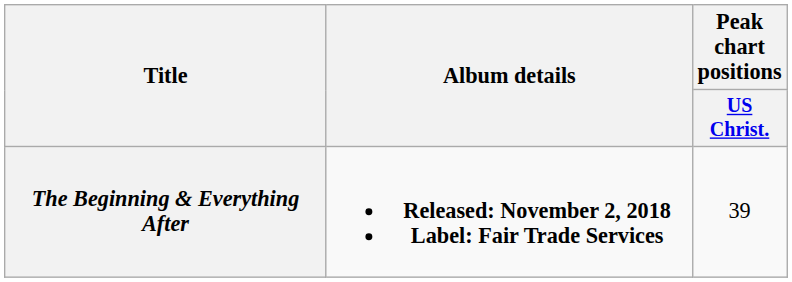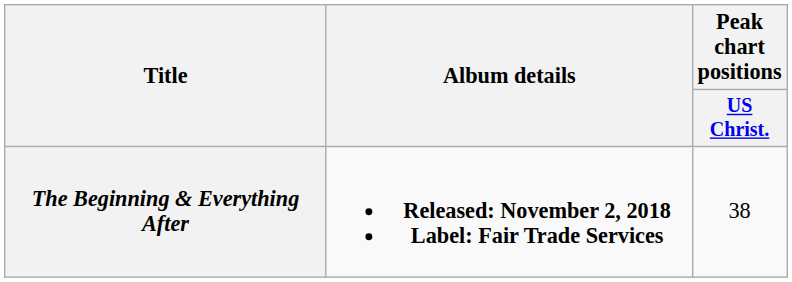(740, 211) 39 -> (740, 211) 38
